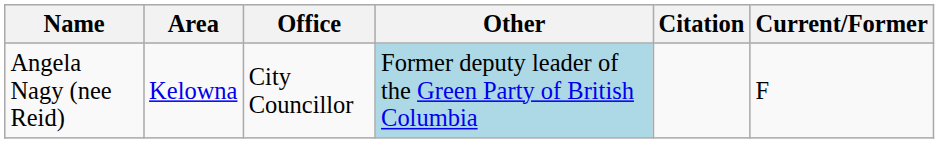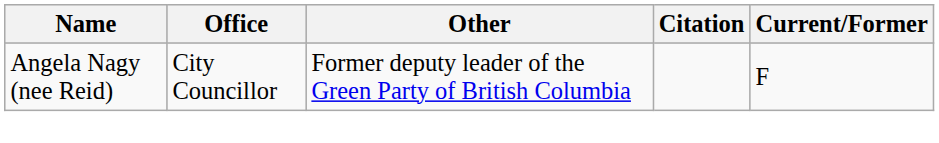- column: (193, 23)
(508, 90) lightblue background -> (471, 76) no background
